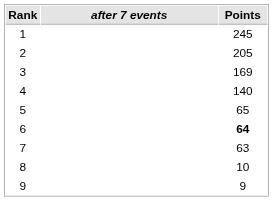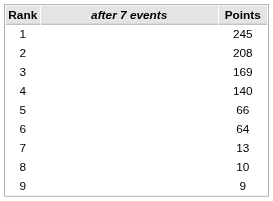(243, 53) 205 -> (243, 53) 208
(243, 110) 65 -> (243, 110) 66
(243, 129) bold -> (243, 129) normal
(243, 148) 63 -> (243, 148) 13
